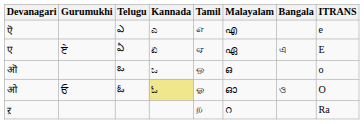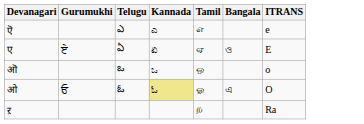- column: (250, 12)
(282, 49) এ -> (229, 49) ও
(282, 89) ও -> (229, 89) এ
